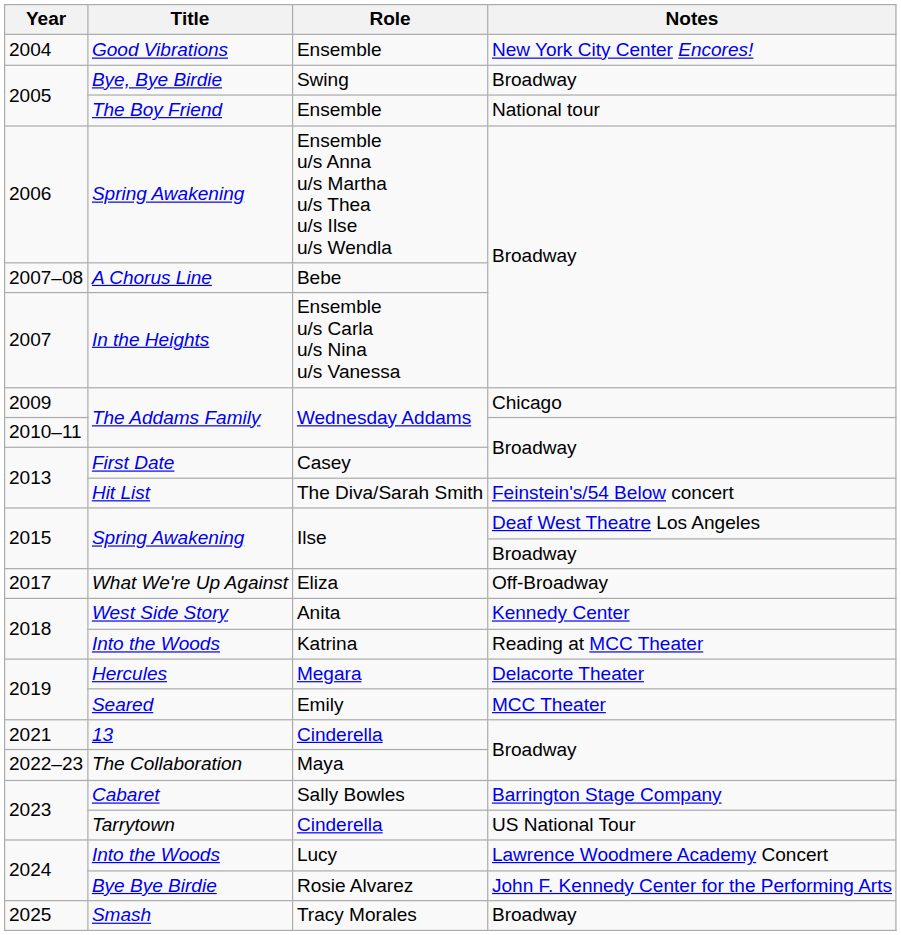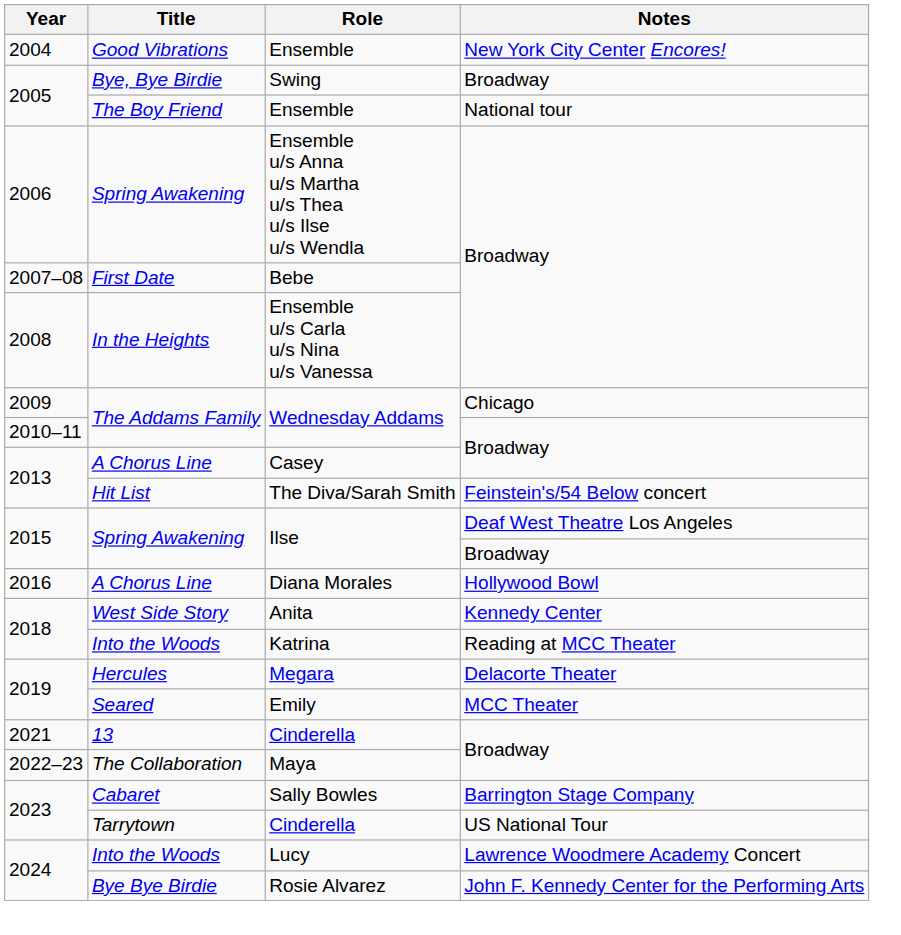(152, 277) A Chorus Line -> (133, 277) First Date
(30, 340) 2007 -> (30, 340) 2008
(133, 462) First Date -> (152, 462) A Chorus Line
+ row: (331, 583)
- row: (318, 583)
- row: (357, 915)
